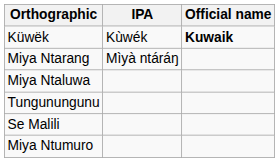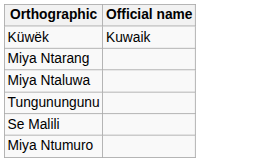- column: (142, 15)
(209, 37) bold -> (128, 37) normal
